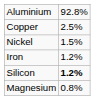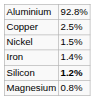(72, 57) 1.2% -> (72, 57) 1.4%
